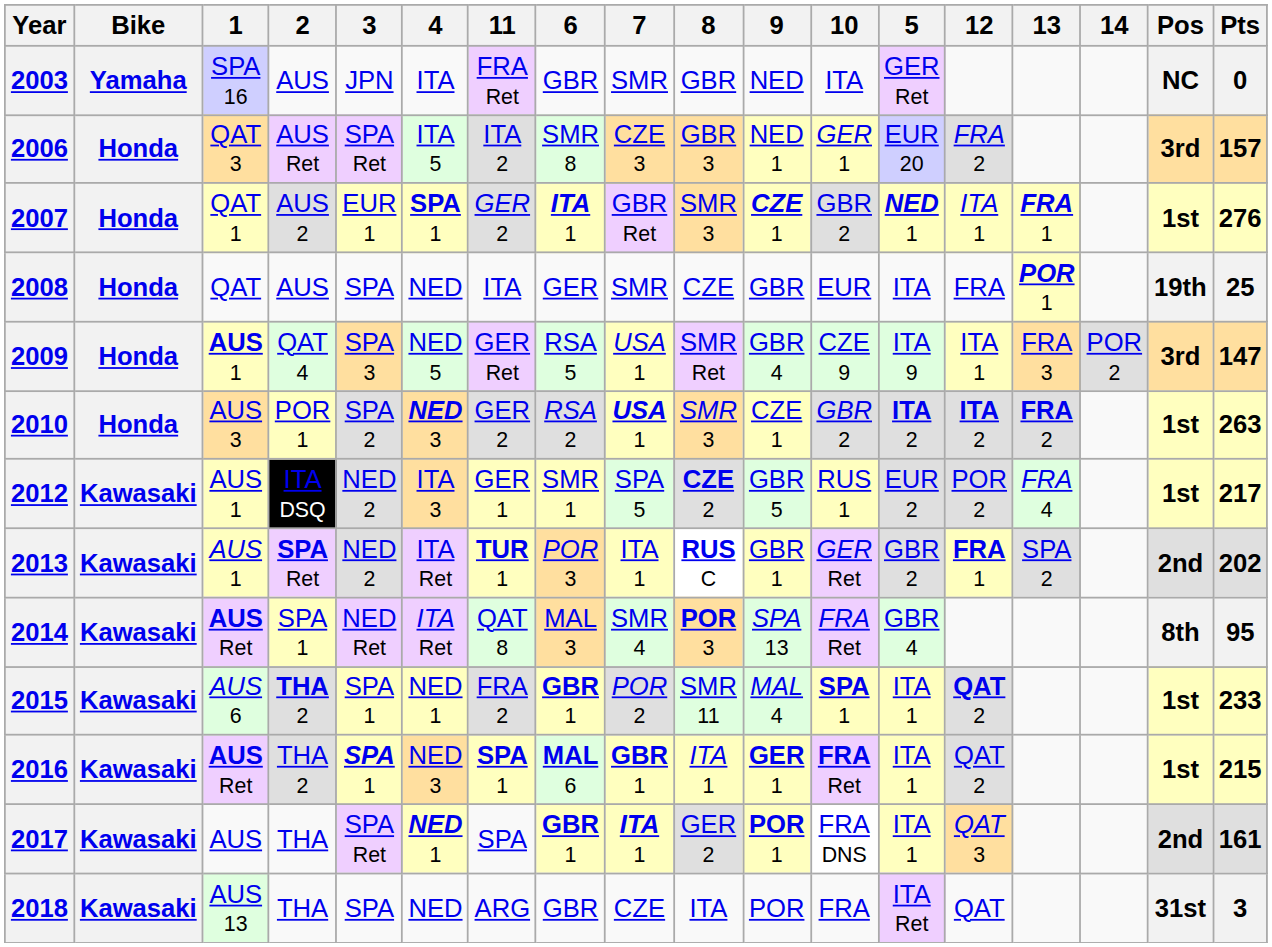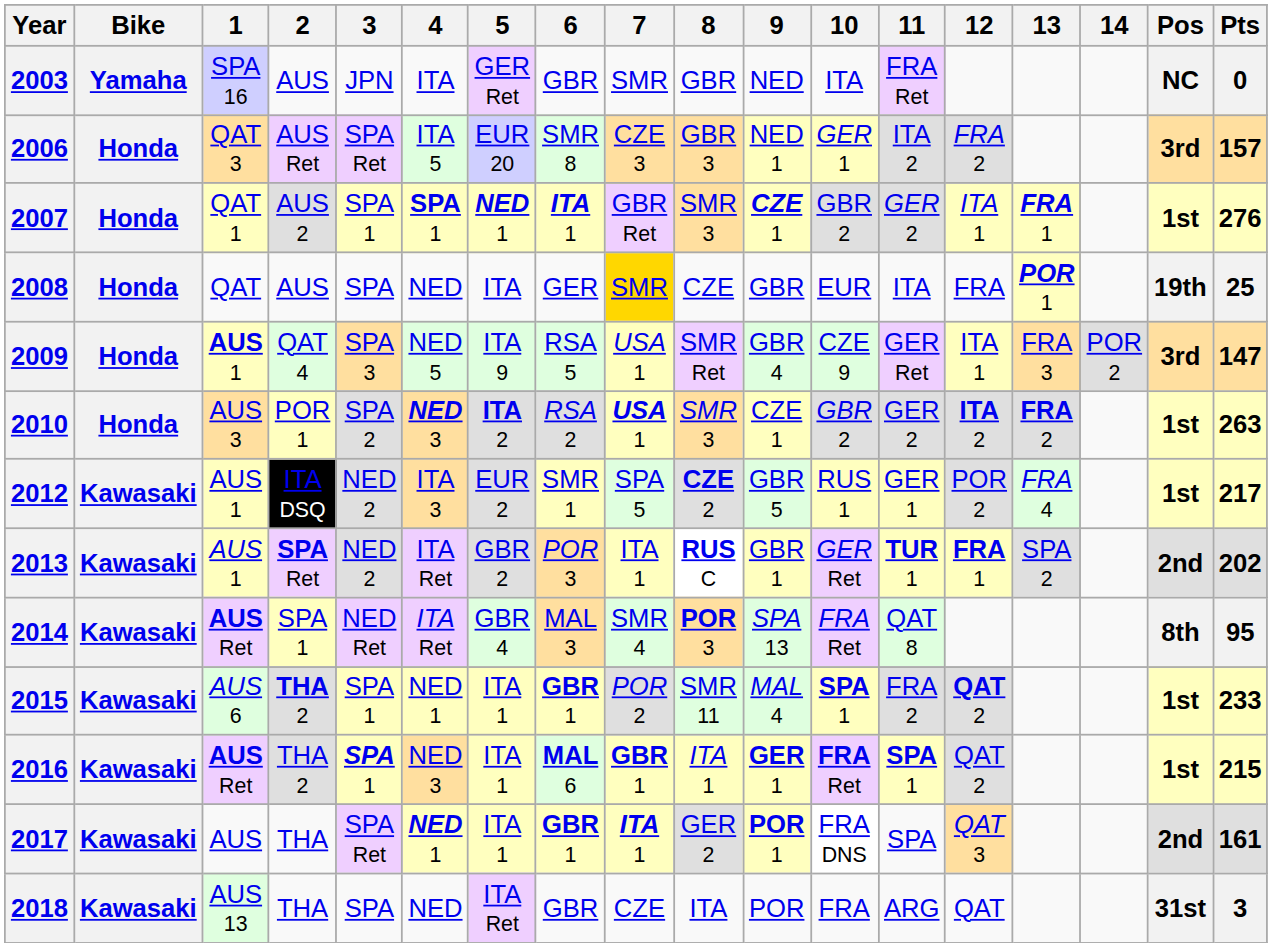columns swapped: (912, 26) <-> (502, 26)
(369, 218) EUR 1 -> (369, 218) SPA 1
(640, 287) no background -> (640, 287) gold background
